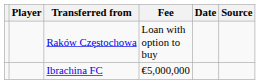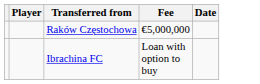- column: (237, 13)
(163, 42) Loan with option to buy -> (166, 30) €5,000,000
(166, 71) €5,000,000 -> (163, 59) Loan with option to buy
